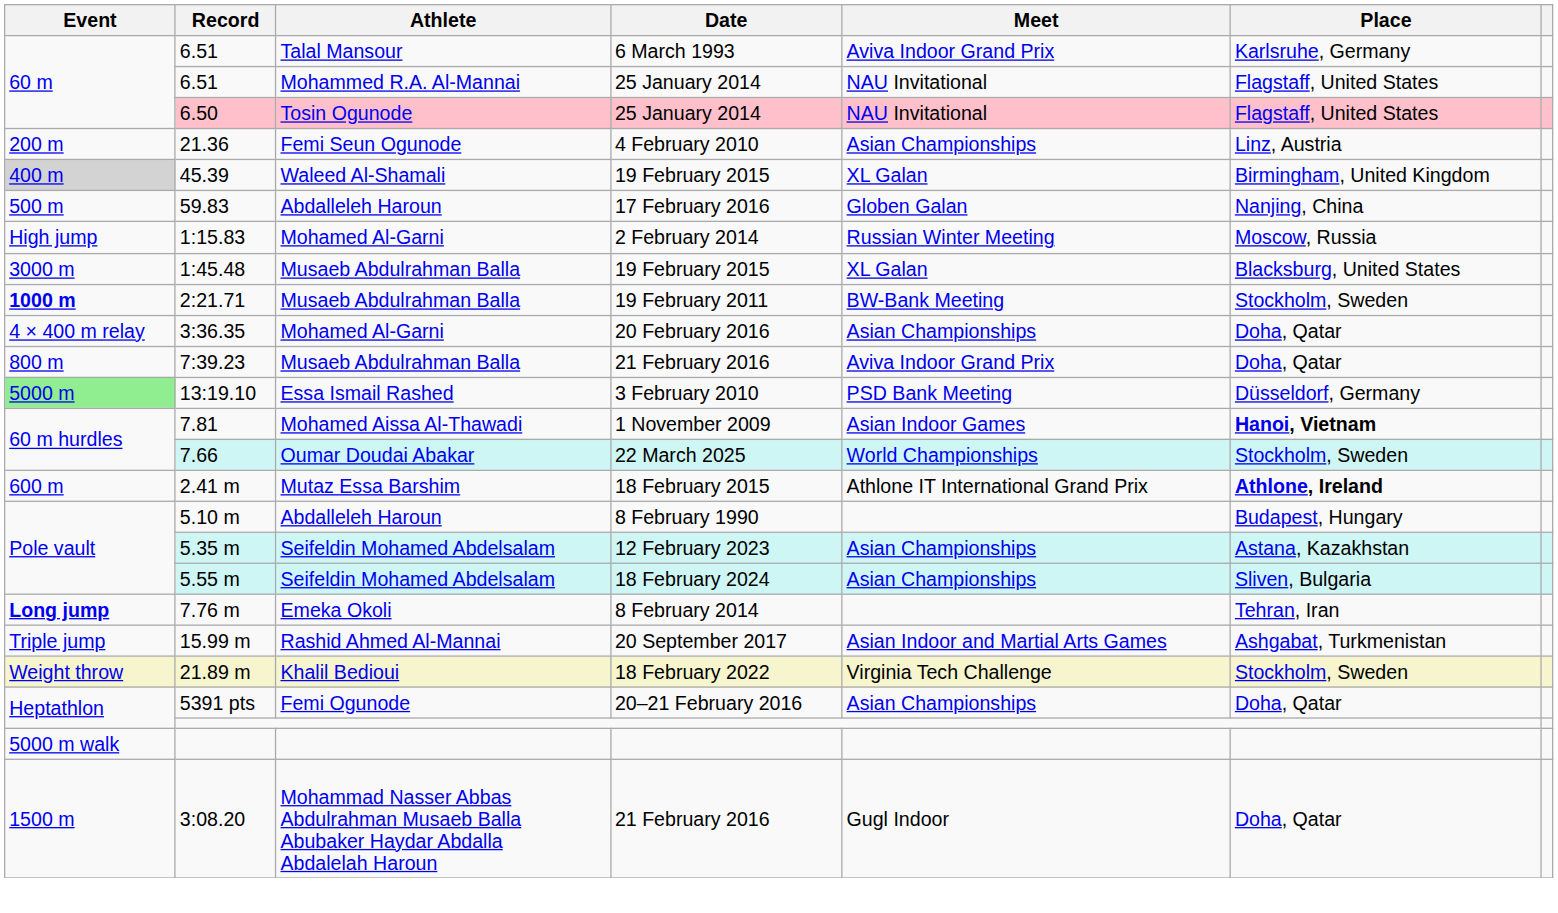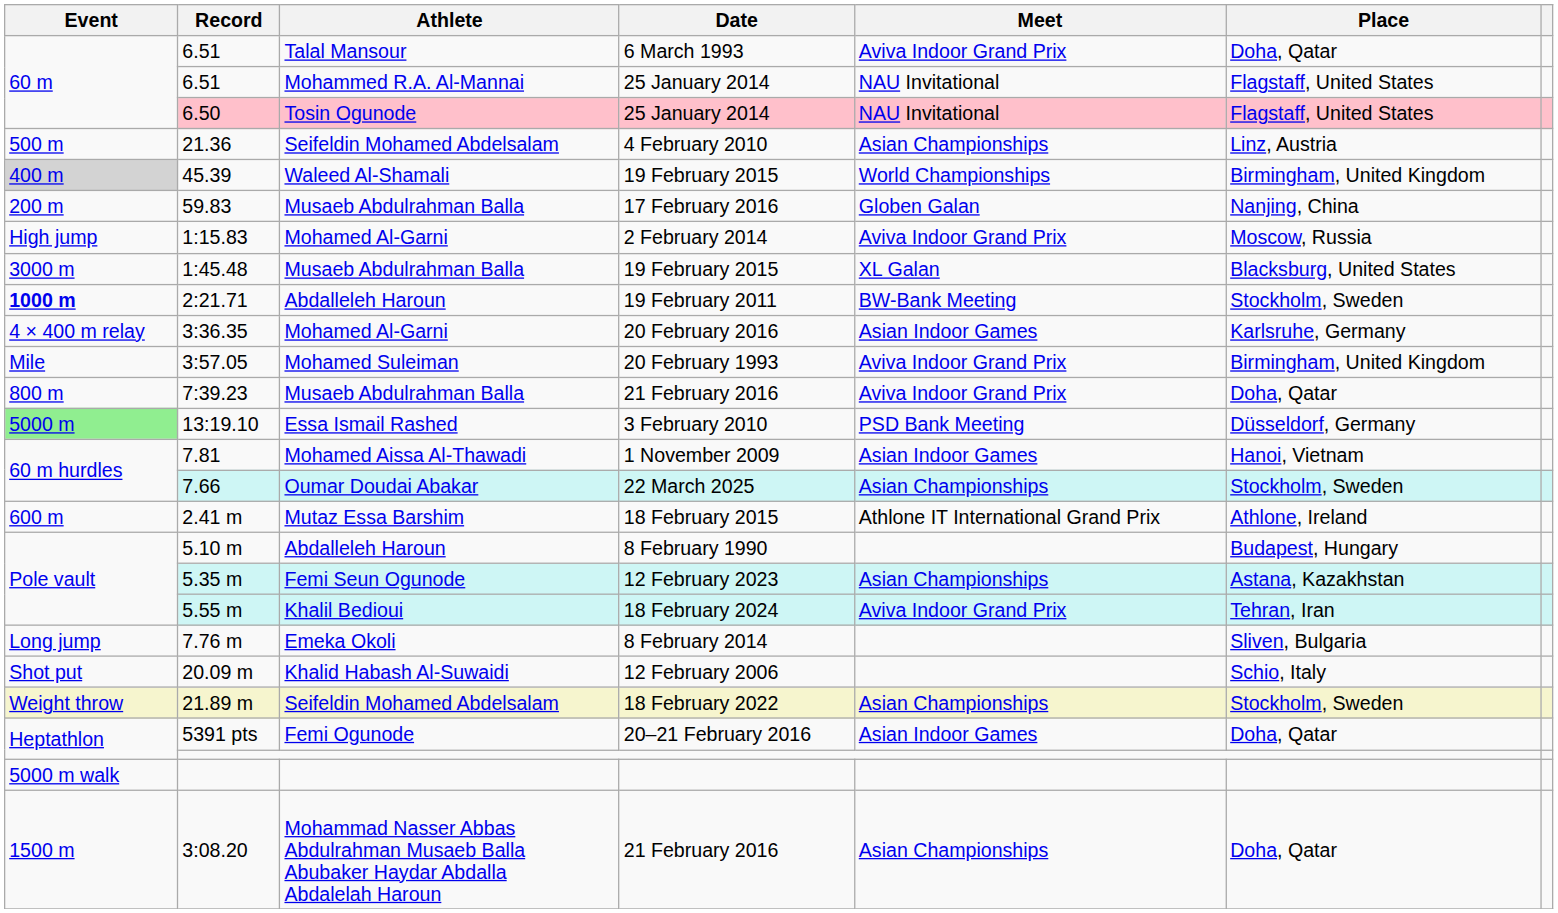(1323, 51) Karlsruhe, Germany -> (1284, 51) Doha, Qatar
(36, 145) 200 m -> (36, 145) 500 m
(371, 145) Femi Seun Ogunode -> (422, 145) Seifeldin Mohamed Abdelsalam
(887, 176) XL Galan -> (954, 176) World Championships
(36, 207) 500 m -> (36, 207) 200 m
(361, 207) Abdalleleh Haroun -> (404, 207) Musaeb Abdulrahman Balla
(951, 238) Russian Winter Meeting -> (963, 238) Aviva Indoor Grand Prix
(400, 300) Musaeb Abdulrahman Balla -> (365, 300) Abdalleleh Haroun
(941, 331) Asian Championships -> (948, 331) Asian Indoor Games
(1288, 331) Doha, Qatar -> (1318, 331) Karlsruhe, Germany
+ row: (215, 362)
(1305, 424) bold -> (1297, 455) normal
(942, 455) World Championships -> (954, 486) Asian Championships
(1309, 486) bold -> (1299, 517) normal
(418, 548) Seifeldin Mohamed Abdelsalam -> (375, 579) Femi Seun Ogunode
(418, 579) Seifeldin Mohamed Abdelsalam -> (344, 610) Khalil Bedioui
(941, 579) Asian Championships -> (963, 610) Aviva Indoor Grand Prix
(1303, 579) Sliven, Bulgaria -> (1282, 610) Tehran, Iran
(59, 610) bold -> (55, 641) normal
(1287, 610) Tehran, Iran -> (1298, 641) Sliven, Bulgaria
- row: (215, 641)
+ row: (218, 672)
(340, 672) Khalil Bedioui -> (422, 703) Seifeldin Mohamed Abdelsalam
(949, 672) Virginia Tech Challenge -> (954, 703) Asian Championships
(941, 703) Asian Championships -> (948, 734) Asian Indoor Games
(898, 818) Gugl Indoor -> (954, 849) Asian Championships
